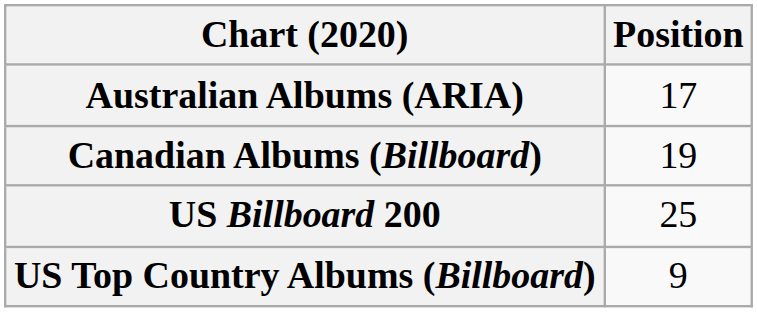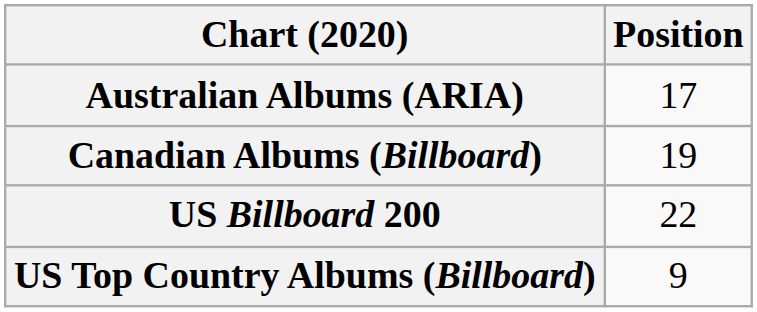(678, 214) 25 -> (678, 214) 22
